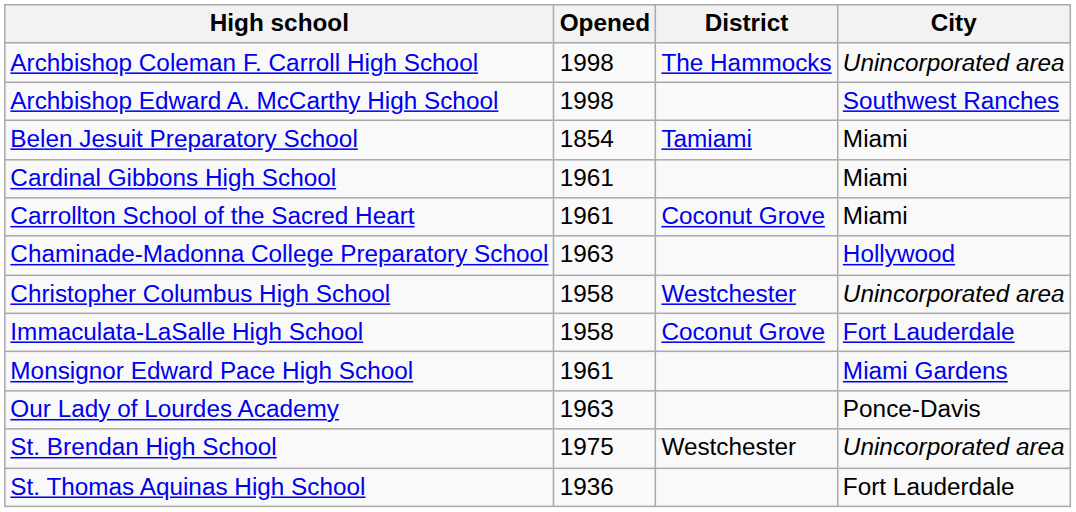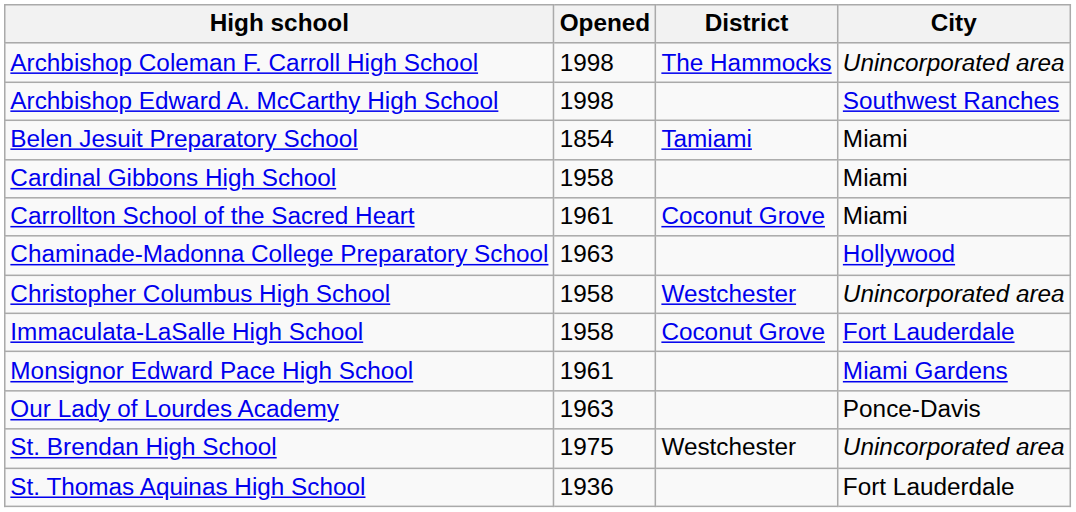(587, 178) 1961 -> (587, 178) 1958
